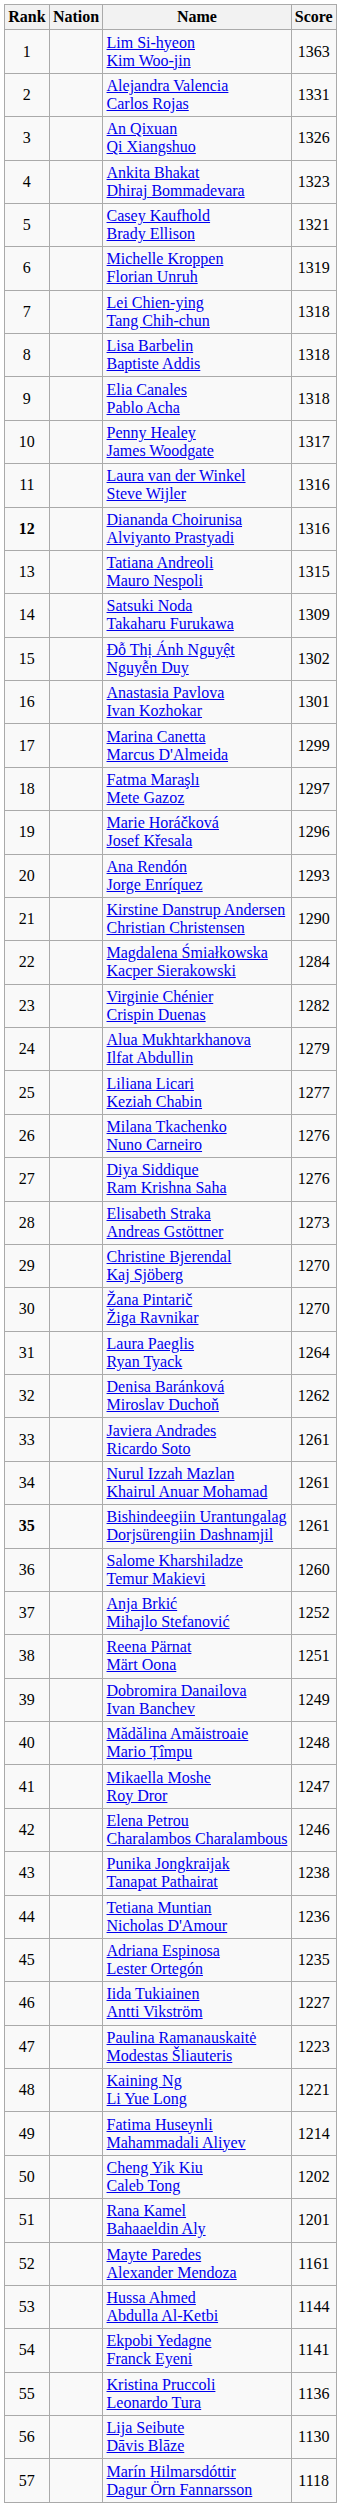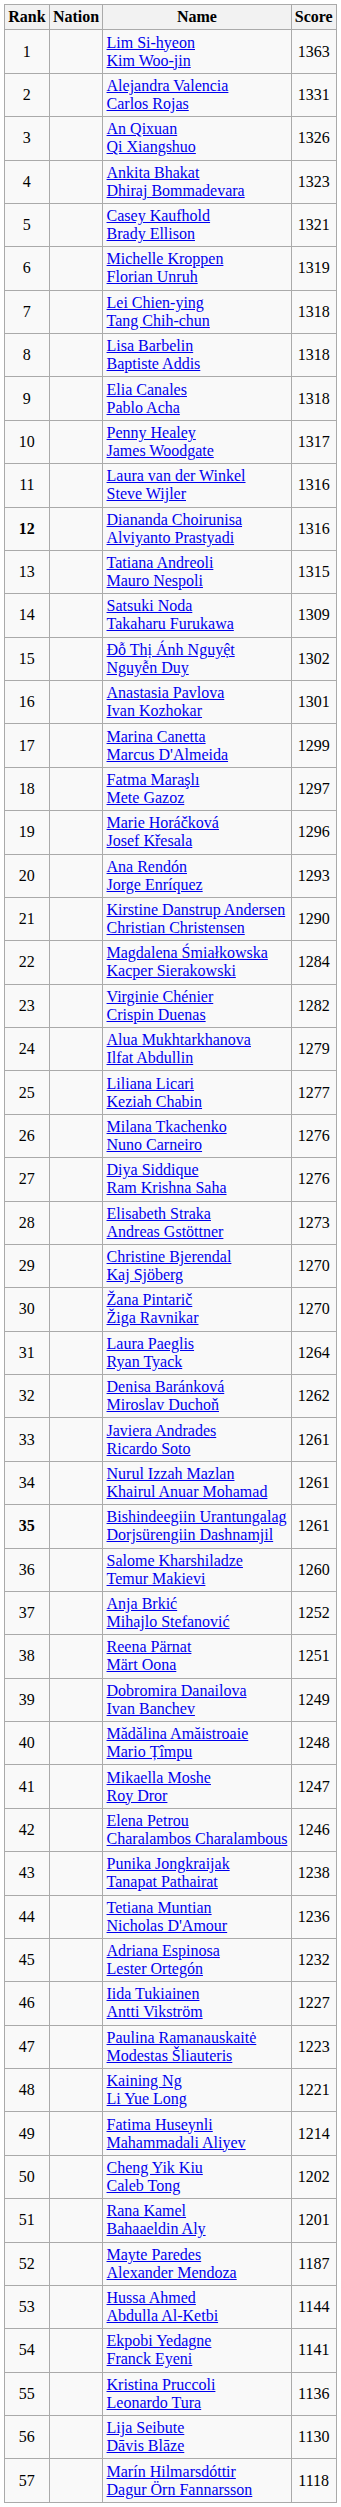(314, 1960) 1235 -> (314, 1960) 1232
(314, 2263) 1161 -> (314, 2263) 1187
